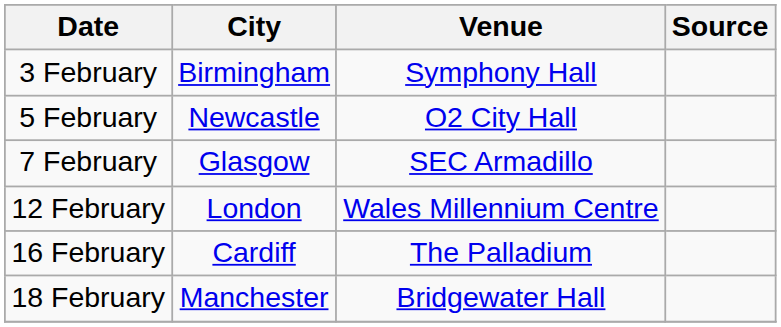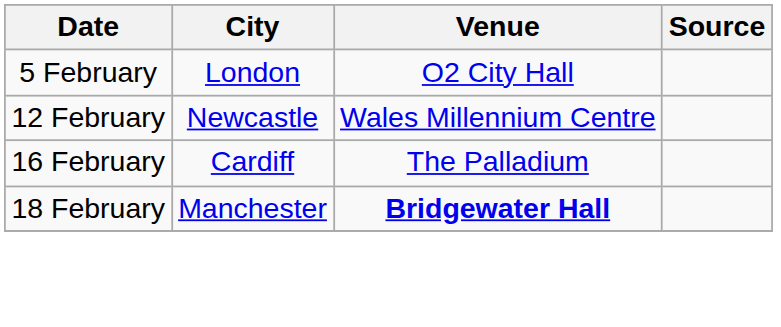- row: (88, 72)
(254, 117) Newcastle -> (253, 72) London
- row: (88, 162)
(254, 207) London -> (253, 117) Newcastle
(501, 298) normal -> (498, 207) bold
